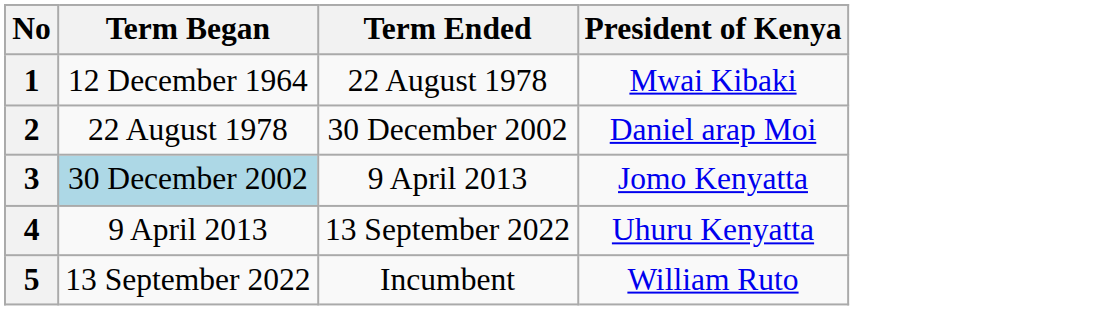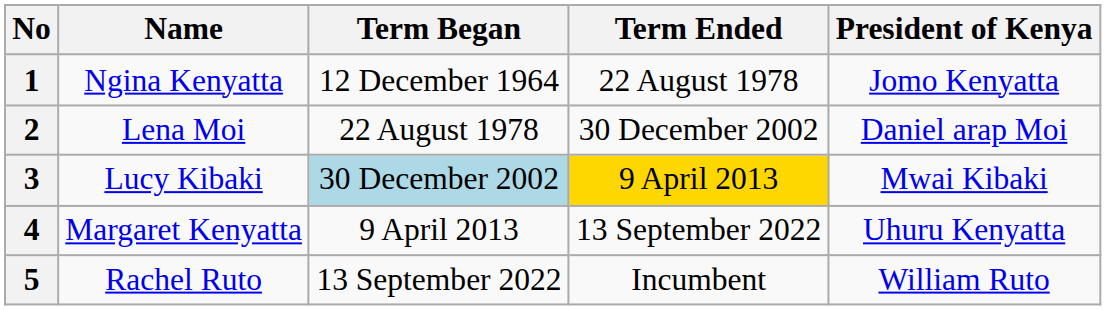+ column: (184, 29)
(713, 79) Mwai Kibaki -> (964, 79) Jomo Kenyatta
(448, 179) no background -> (699, 179) gold background
(713, 179) Jomo Kenyatta -> (964, 179) Mwai Kibaki
